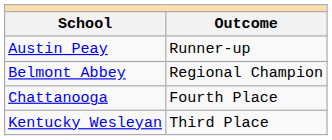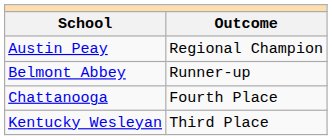(210, 49) Runner-up -> (246, 49) Regional Champion
(246, 73) Regional Champion -> (210, 73) Runner-up
